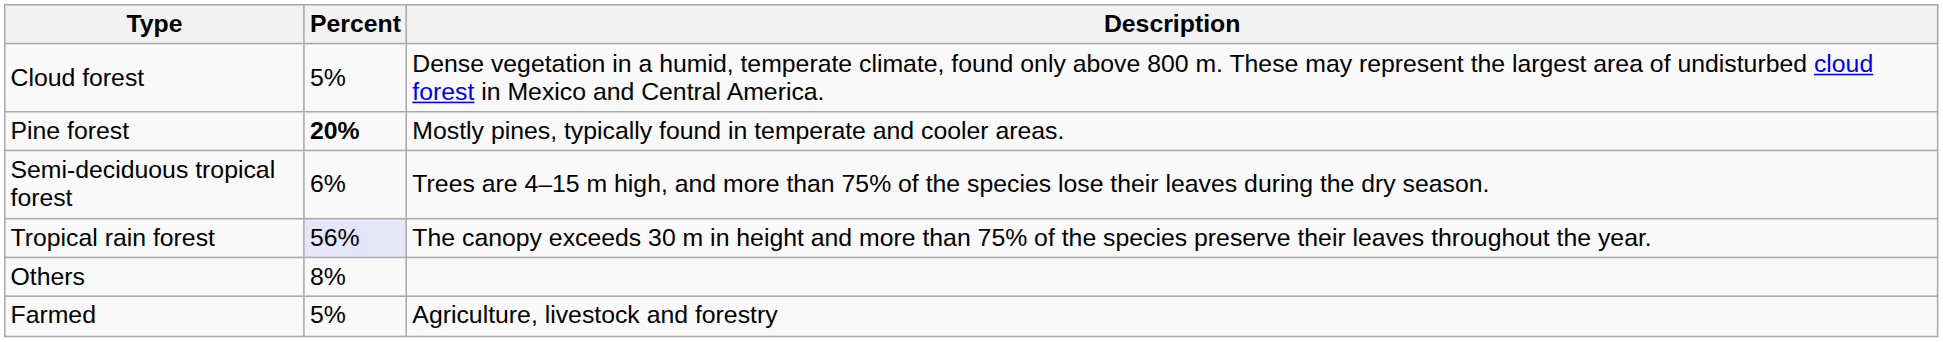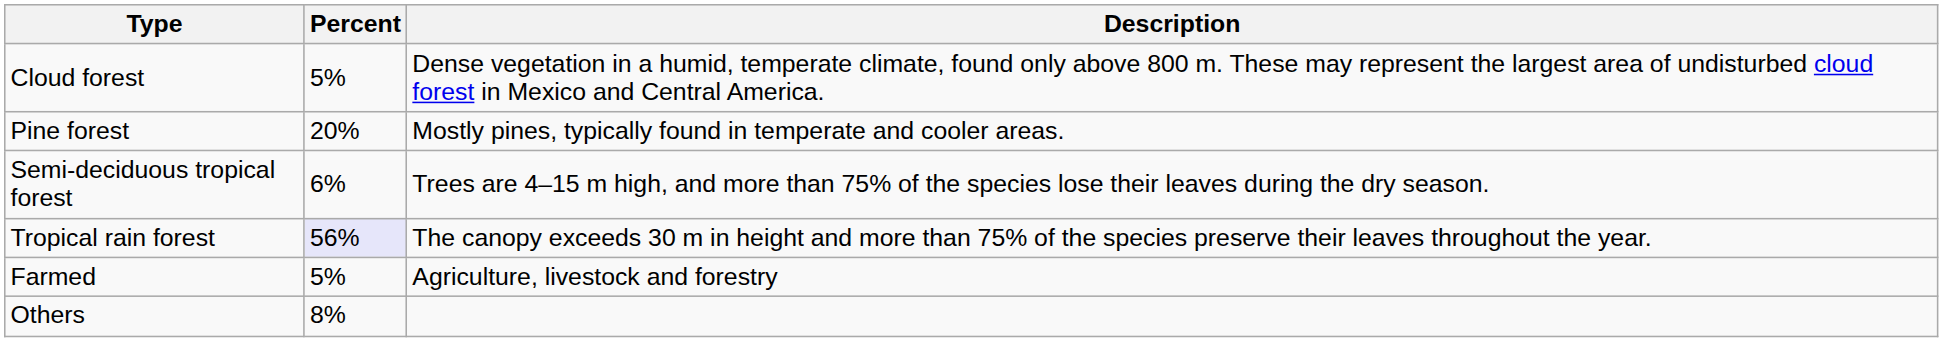(335, 130) bold -> (335, 130) normal
rows swapped: (53, 315) <-> (48, 276)
